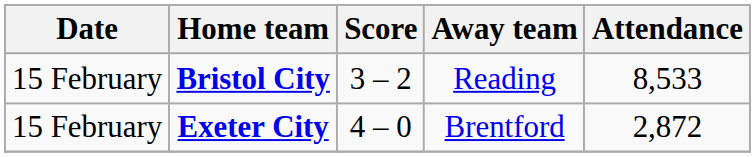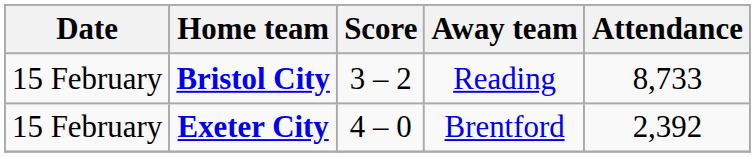(667, 77) 8,533 -> (667, 77) 8,733
(667, 126) 2,872 -> (667, 126) 2,392
